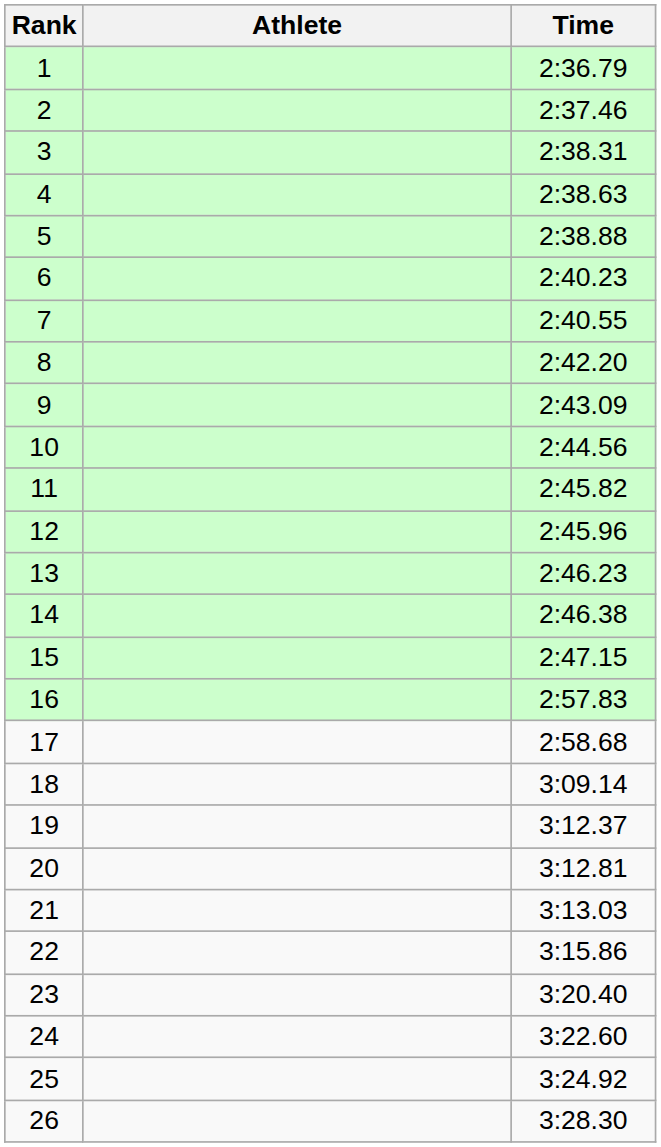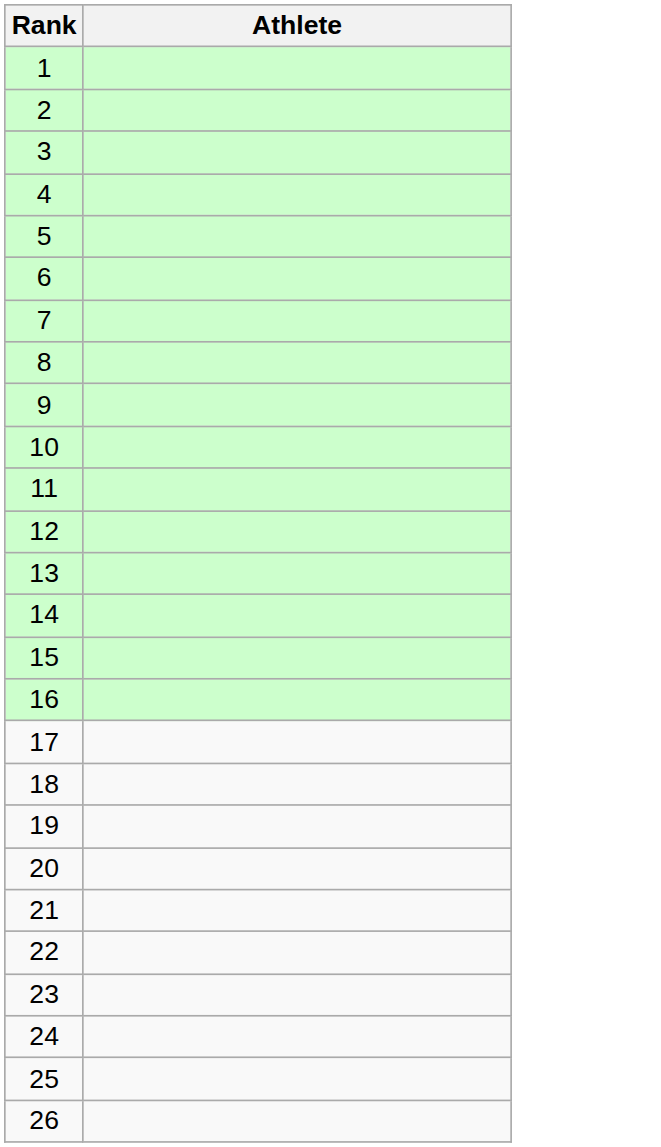- column: (583, 25)
